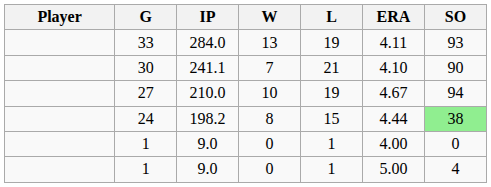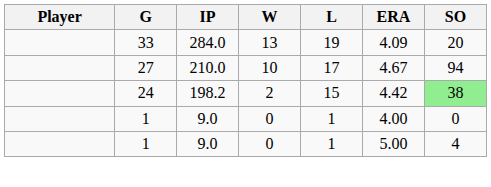(393, 42) 4.11 -> (393, 42) 4.09
(455, 42) 93 -> (455, 42) 20
- row: (146, 67)
(332, 93) 19 -> (332, 67) 17
(270, 118) 8 -> (270, 93) 2
(393, 118) 4.44 -> (393, 93) 4.42
